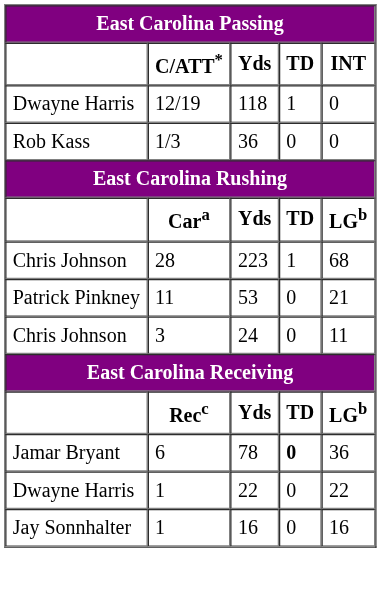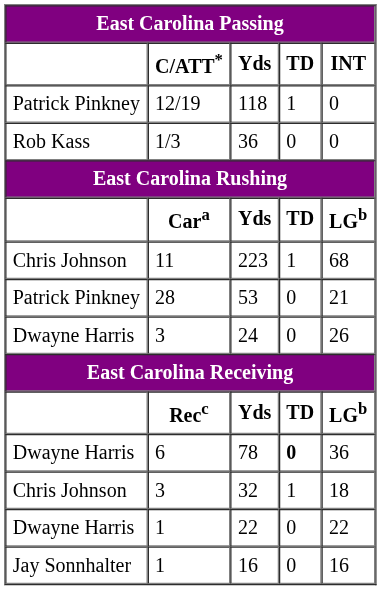(74, 104) Dwayne Harris -> (76, 104) Patrick Pinkney
(165, 259) 28 -> (165, 259) 11
(165, 297) 11 -> (165, 297) 28
(70, 334) Chris Johnson -> (74, 334) Dwayne Harris
(339, 334) 11 -> (339, 334) 26
(66, 452) Jamar Bryant -> (74, 452) Dwayne Harris
+ row: (248, 490)
